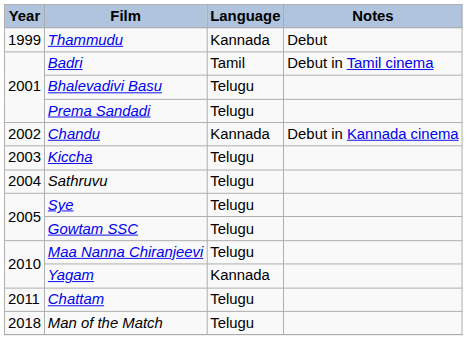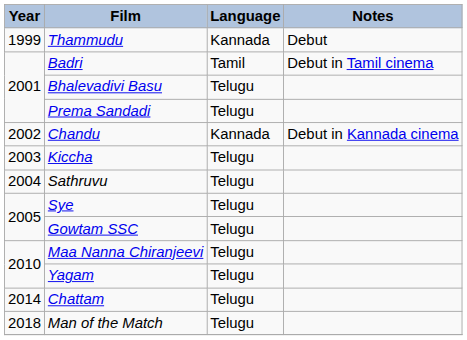(240, 275) Kannada -> (232, 275) Telugu
(24, 299) 2011 -> (24, 299) 2014
